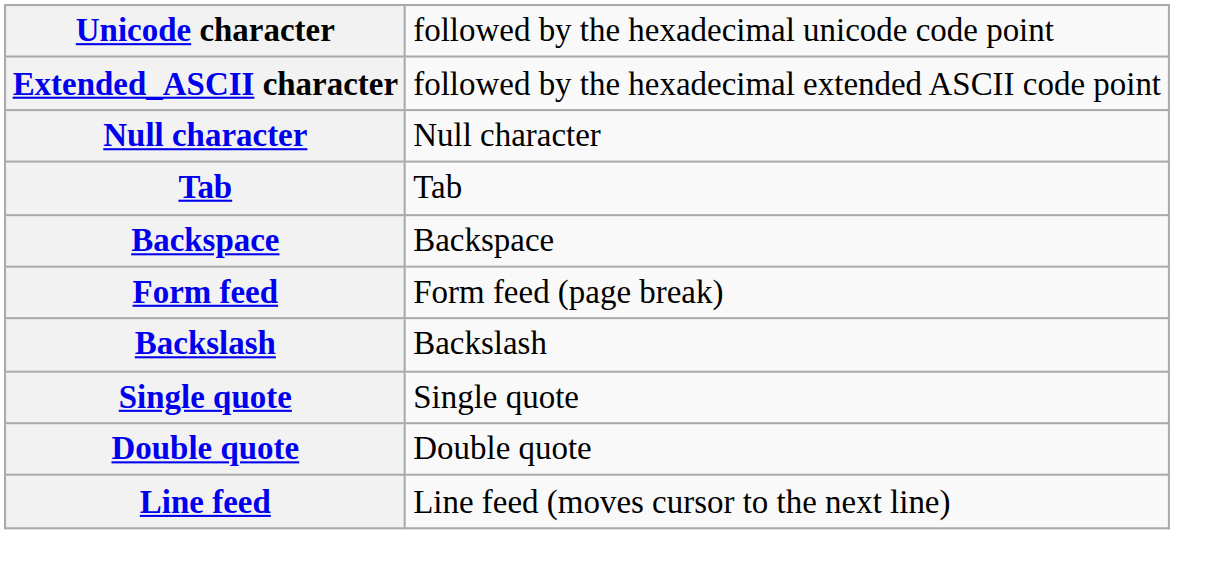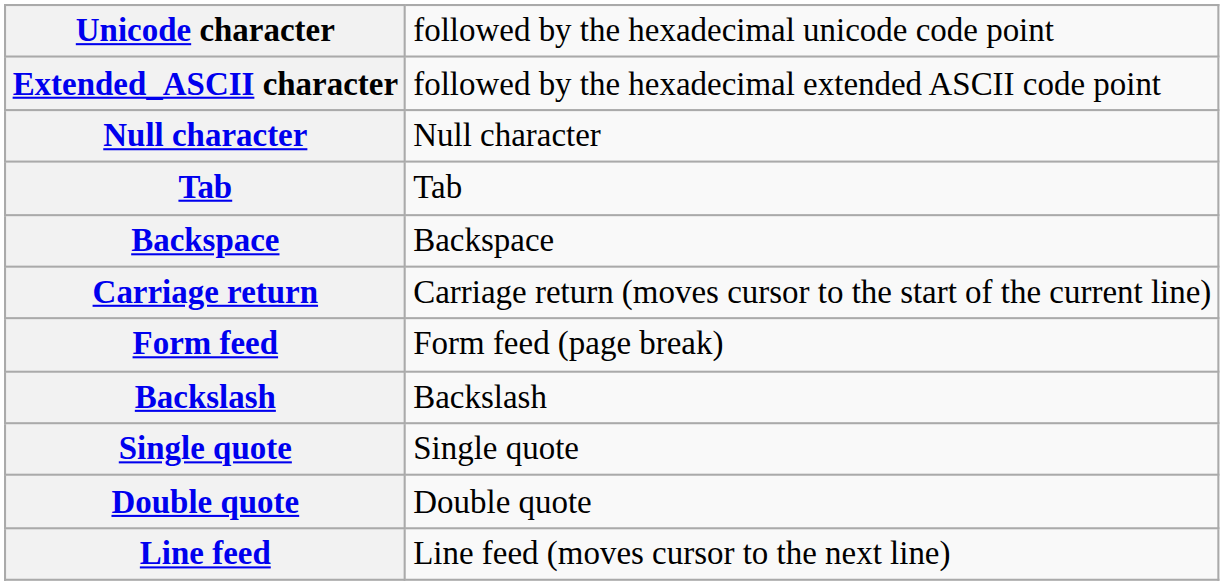+ row: (205, 291)
